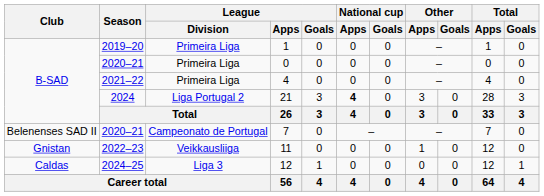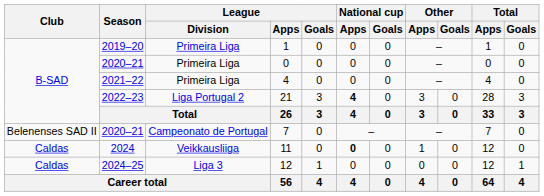(123, 98) 2024 -> (123, 98) 2022–23
(52, 149) Gnistan -> (52, 149) Caldas
(123, 149) 2022–23 -> (123, 149) 2024
(353, 149) normal -> (353, 149) bold
